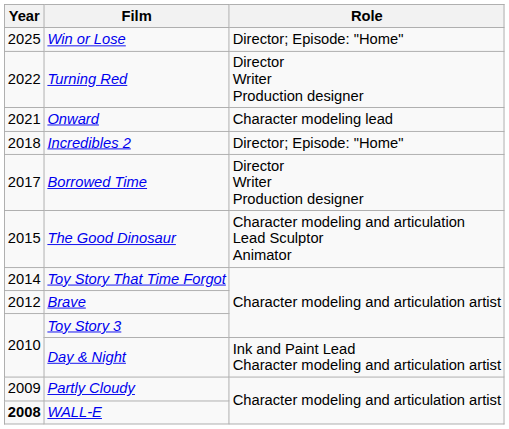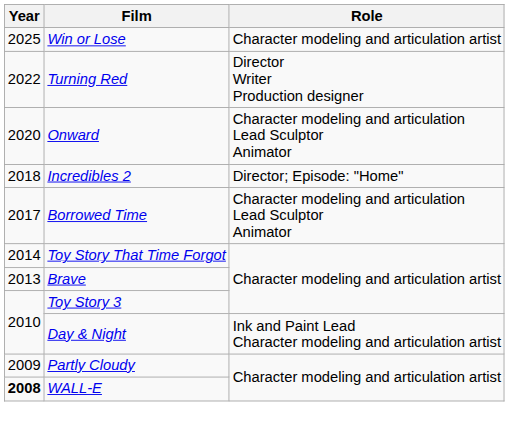(318, 39) Director; Episode: "Home" -> (367, 39) Character modeling and articulation artist
(24, 119) 2021 -> (24, 135) 2020
(313, 119) Character modeling lead -> (349, 135) Character modeling and articulation Lead Sculptor Animator
(298, 182) Director Writer Production designer -> (349, 215) Character modeling and articulation Lead Sculptor Animator
- row: (112, 239)
(24, 302) 2012 -> (24, 278) 2013
